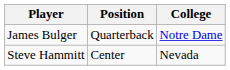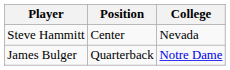rows swapped: (42, 34) <-> (46, 55)
